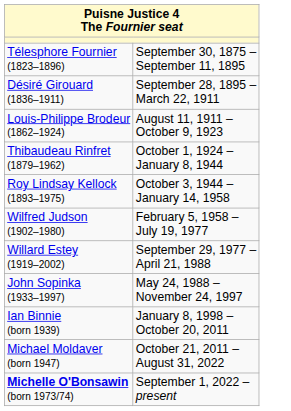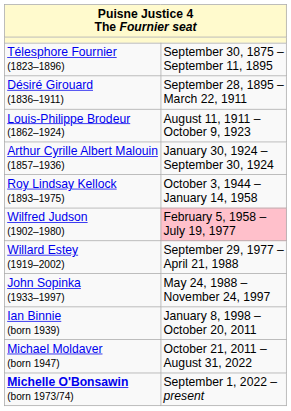+ row: (83, 158)
- row: (59, 158)
(187, 224) no background -> (215, 224) pink background
